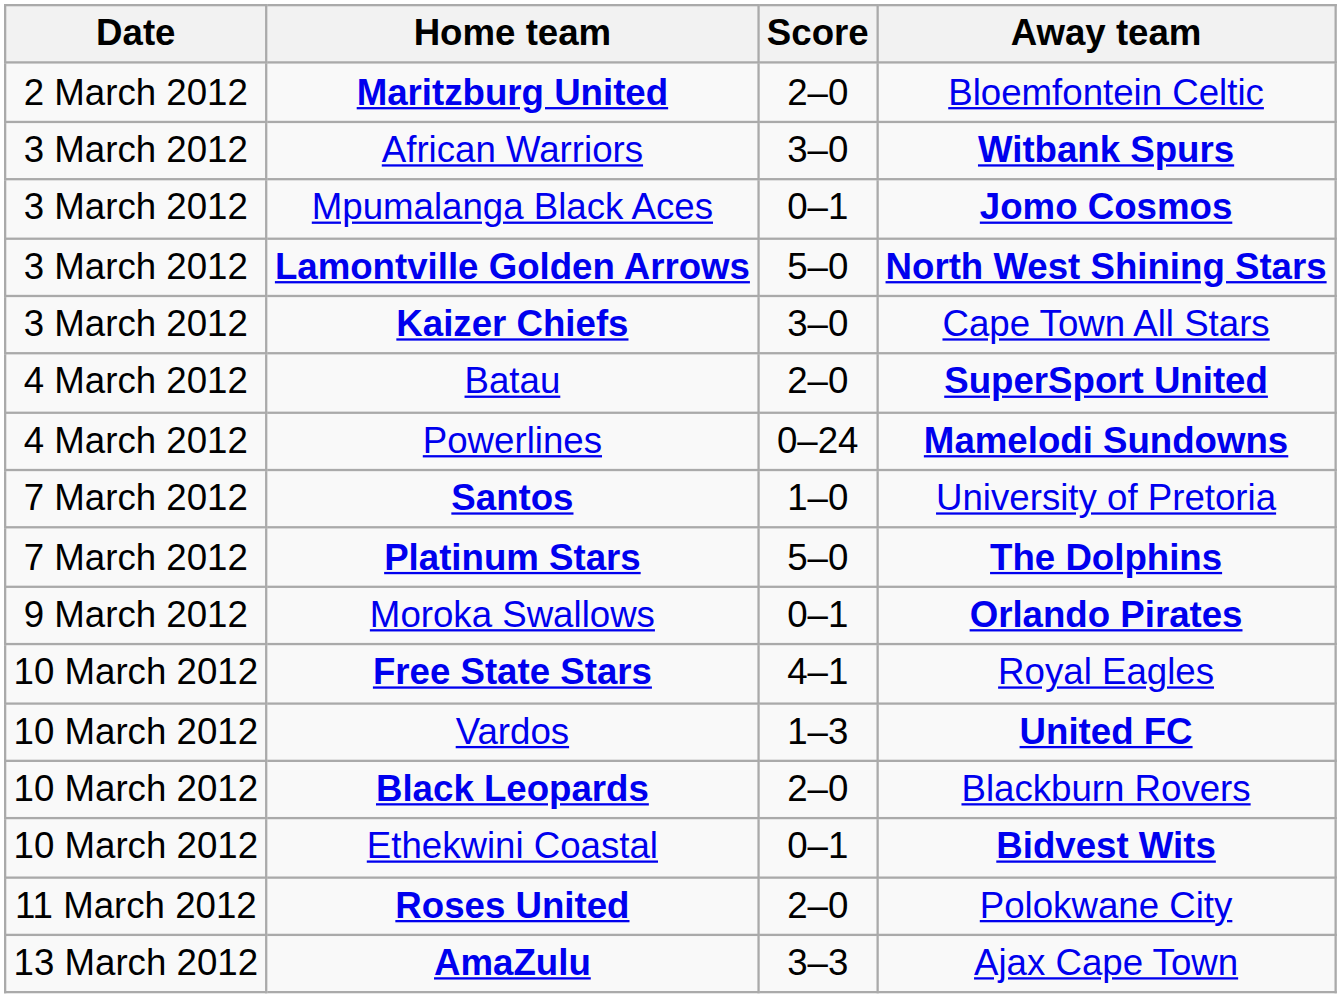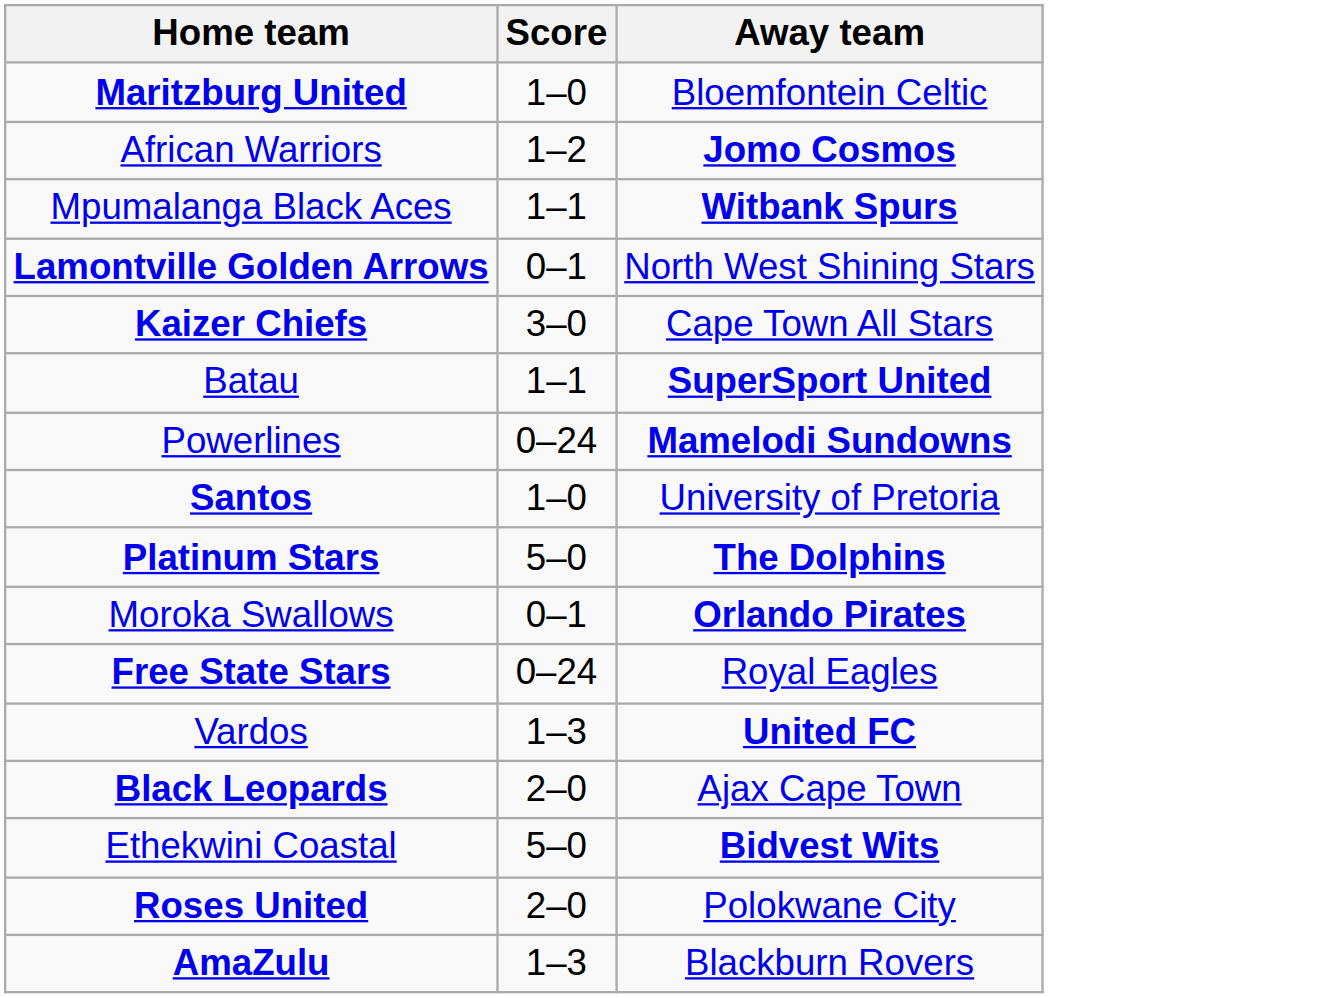- column: (136, 33)
(818, 91) 2–0 -> (556, 91) 1–0
(818, 149) 3–0 -> (556, 149) 1–2
(1106, 149) Witbank Spurs -> (830, 149) Jomo Cosmos
(818, 207) 0–1 -> (556, 207) 1–1
(1106, 207) Jomo Cosmos -> (830, 207) Witbank Spurs
(818, 265) 5–0 -> (556, 265) 0–1
(1106, 265) bold -> (830, 265) normal
(818, 382) 2–0 -> (556, 382) 1–1
(818, 672) 4–1 -> (556, 672) 0–24
(1106, 788) Blackburn Rovers -> (830, 788) Ajax Cape Town
(818, 847) 0–1 -> (556, 847) 5–0
(818, 963) 3–3 -> (556, 963) 1–3
(1106, 963) Ajax Cape Town -> (830, 963) Blackburn Rovers
